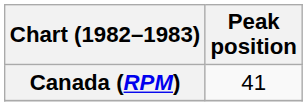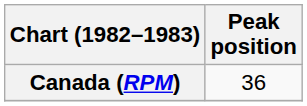(254, 82) 41 -> (254, 82) 36
